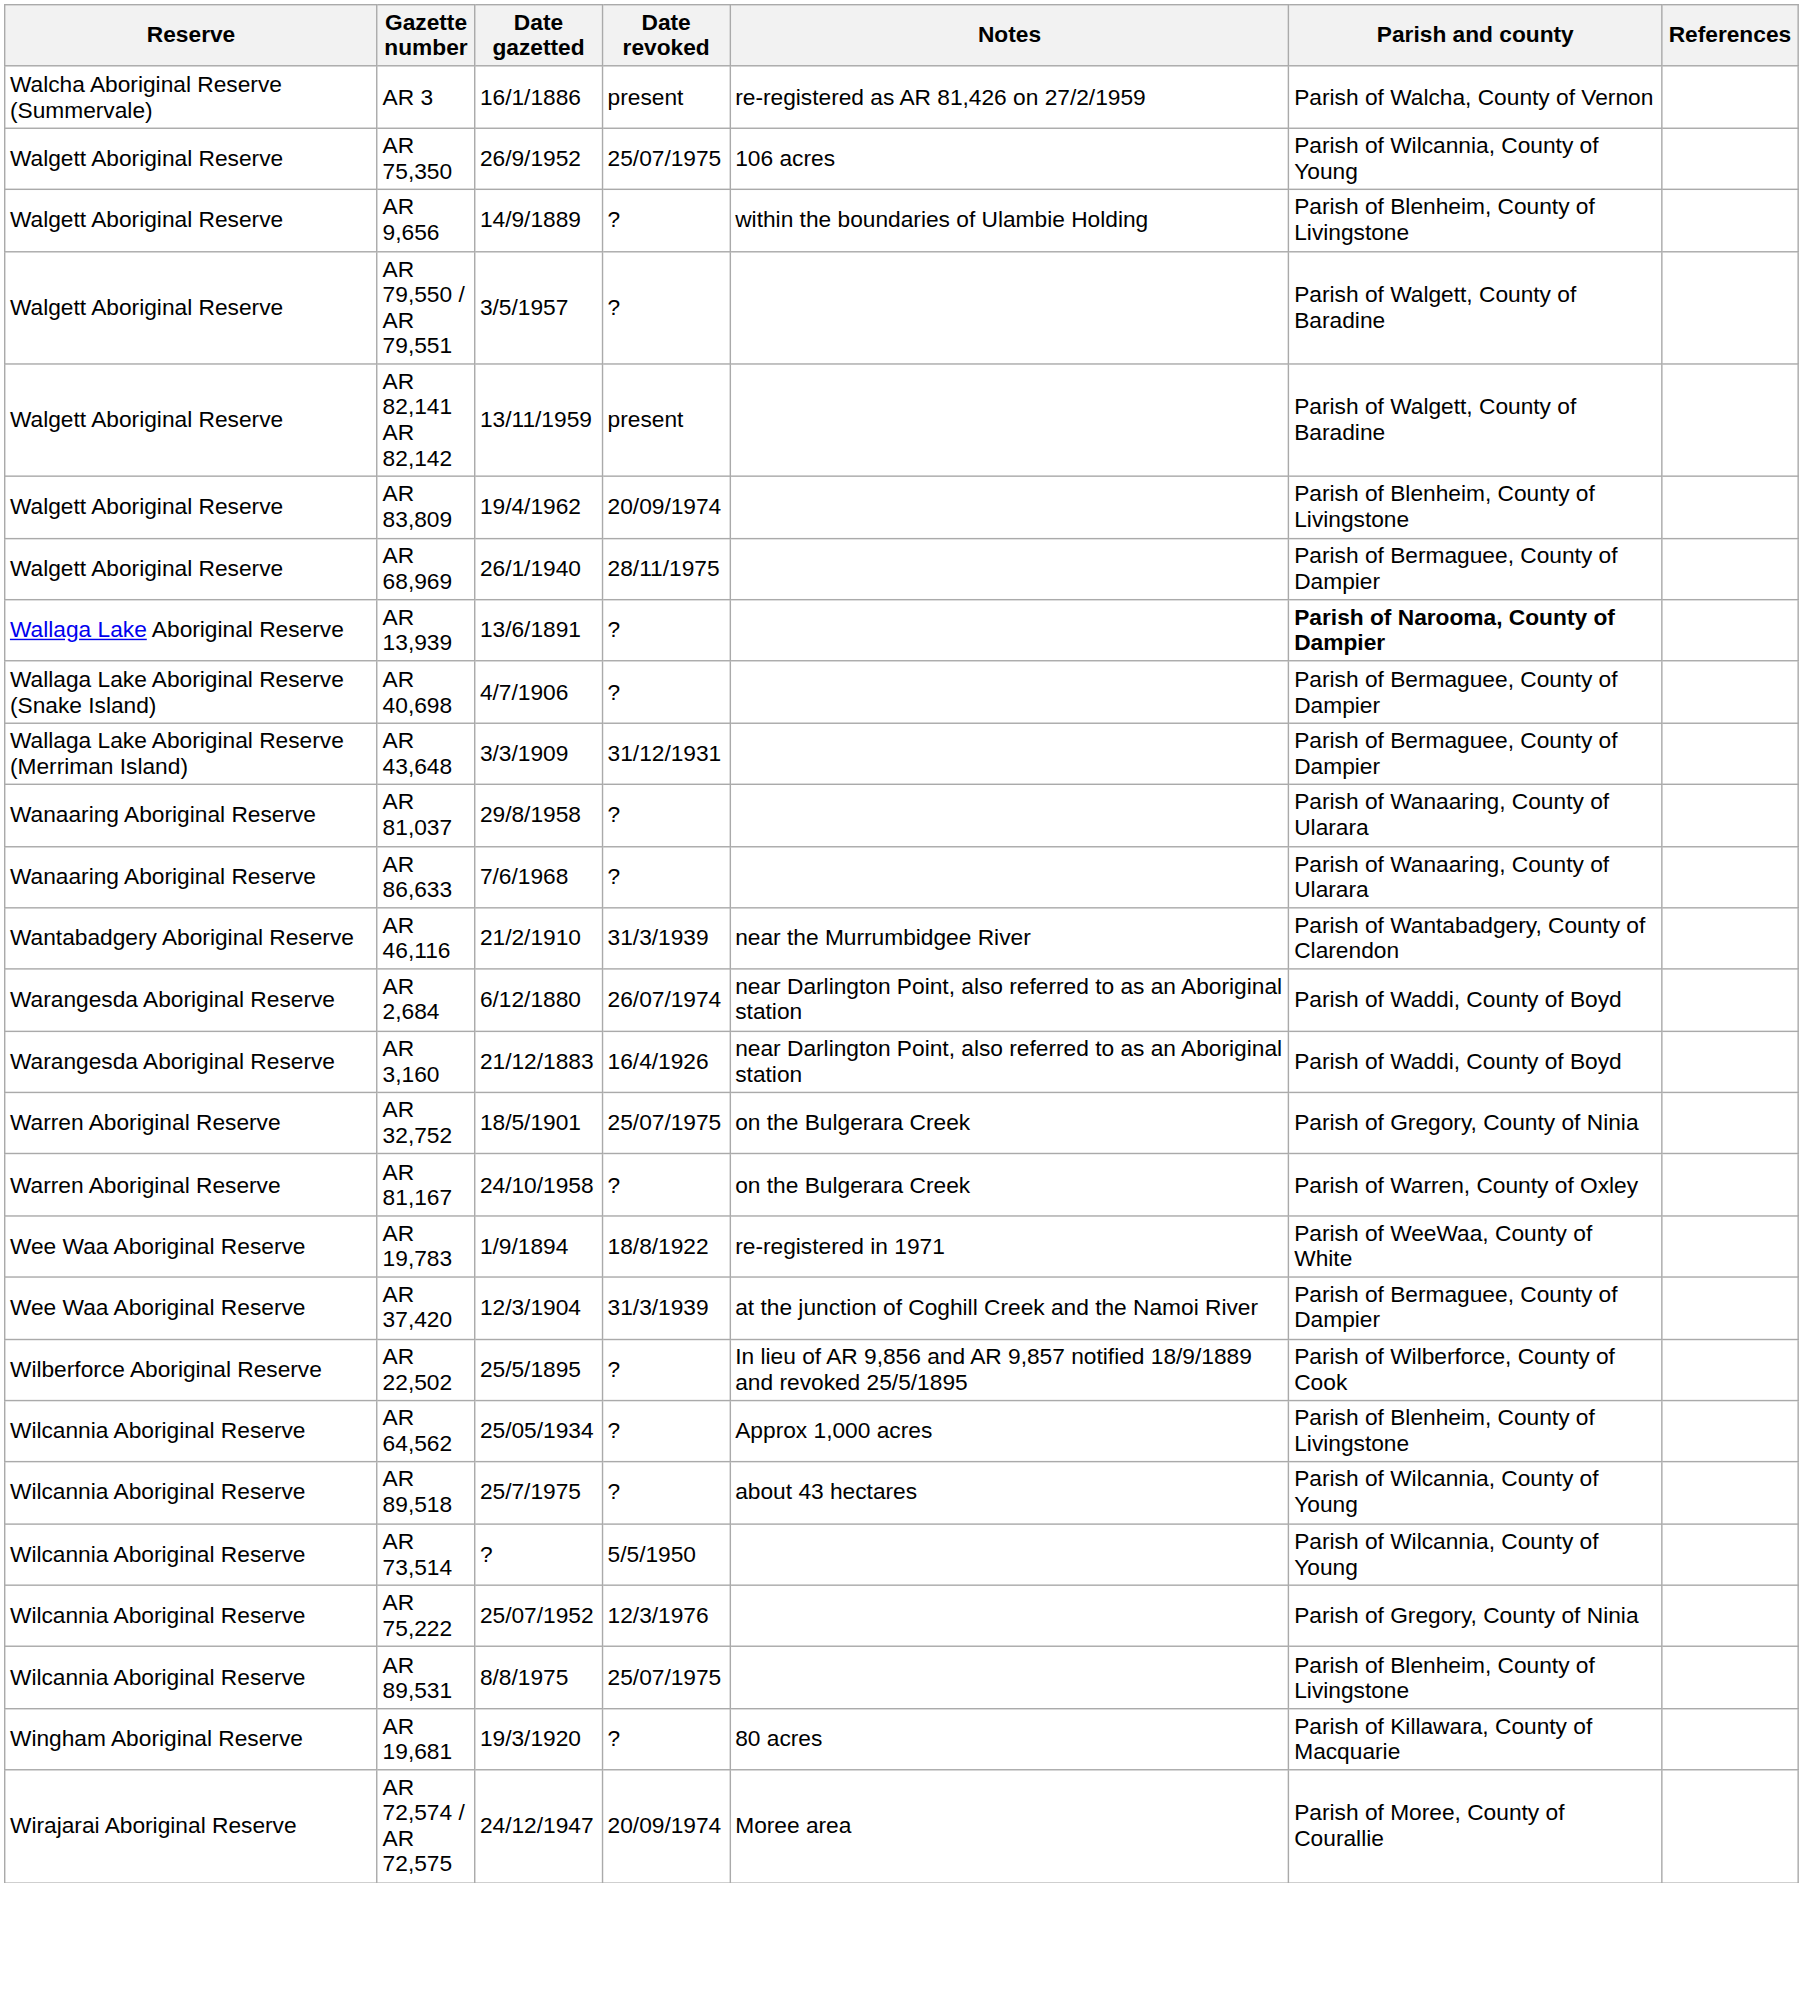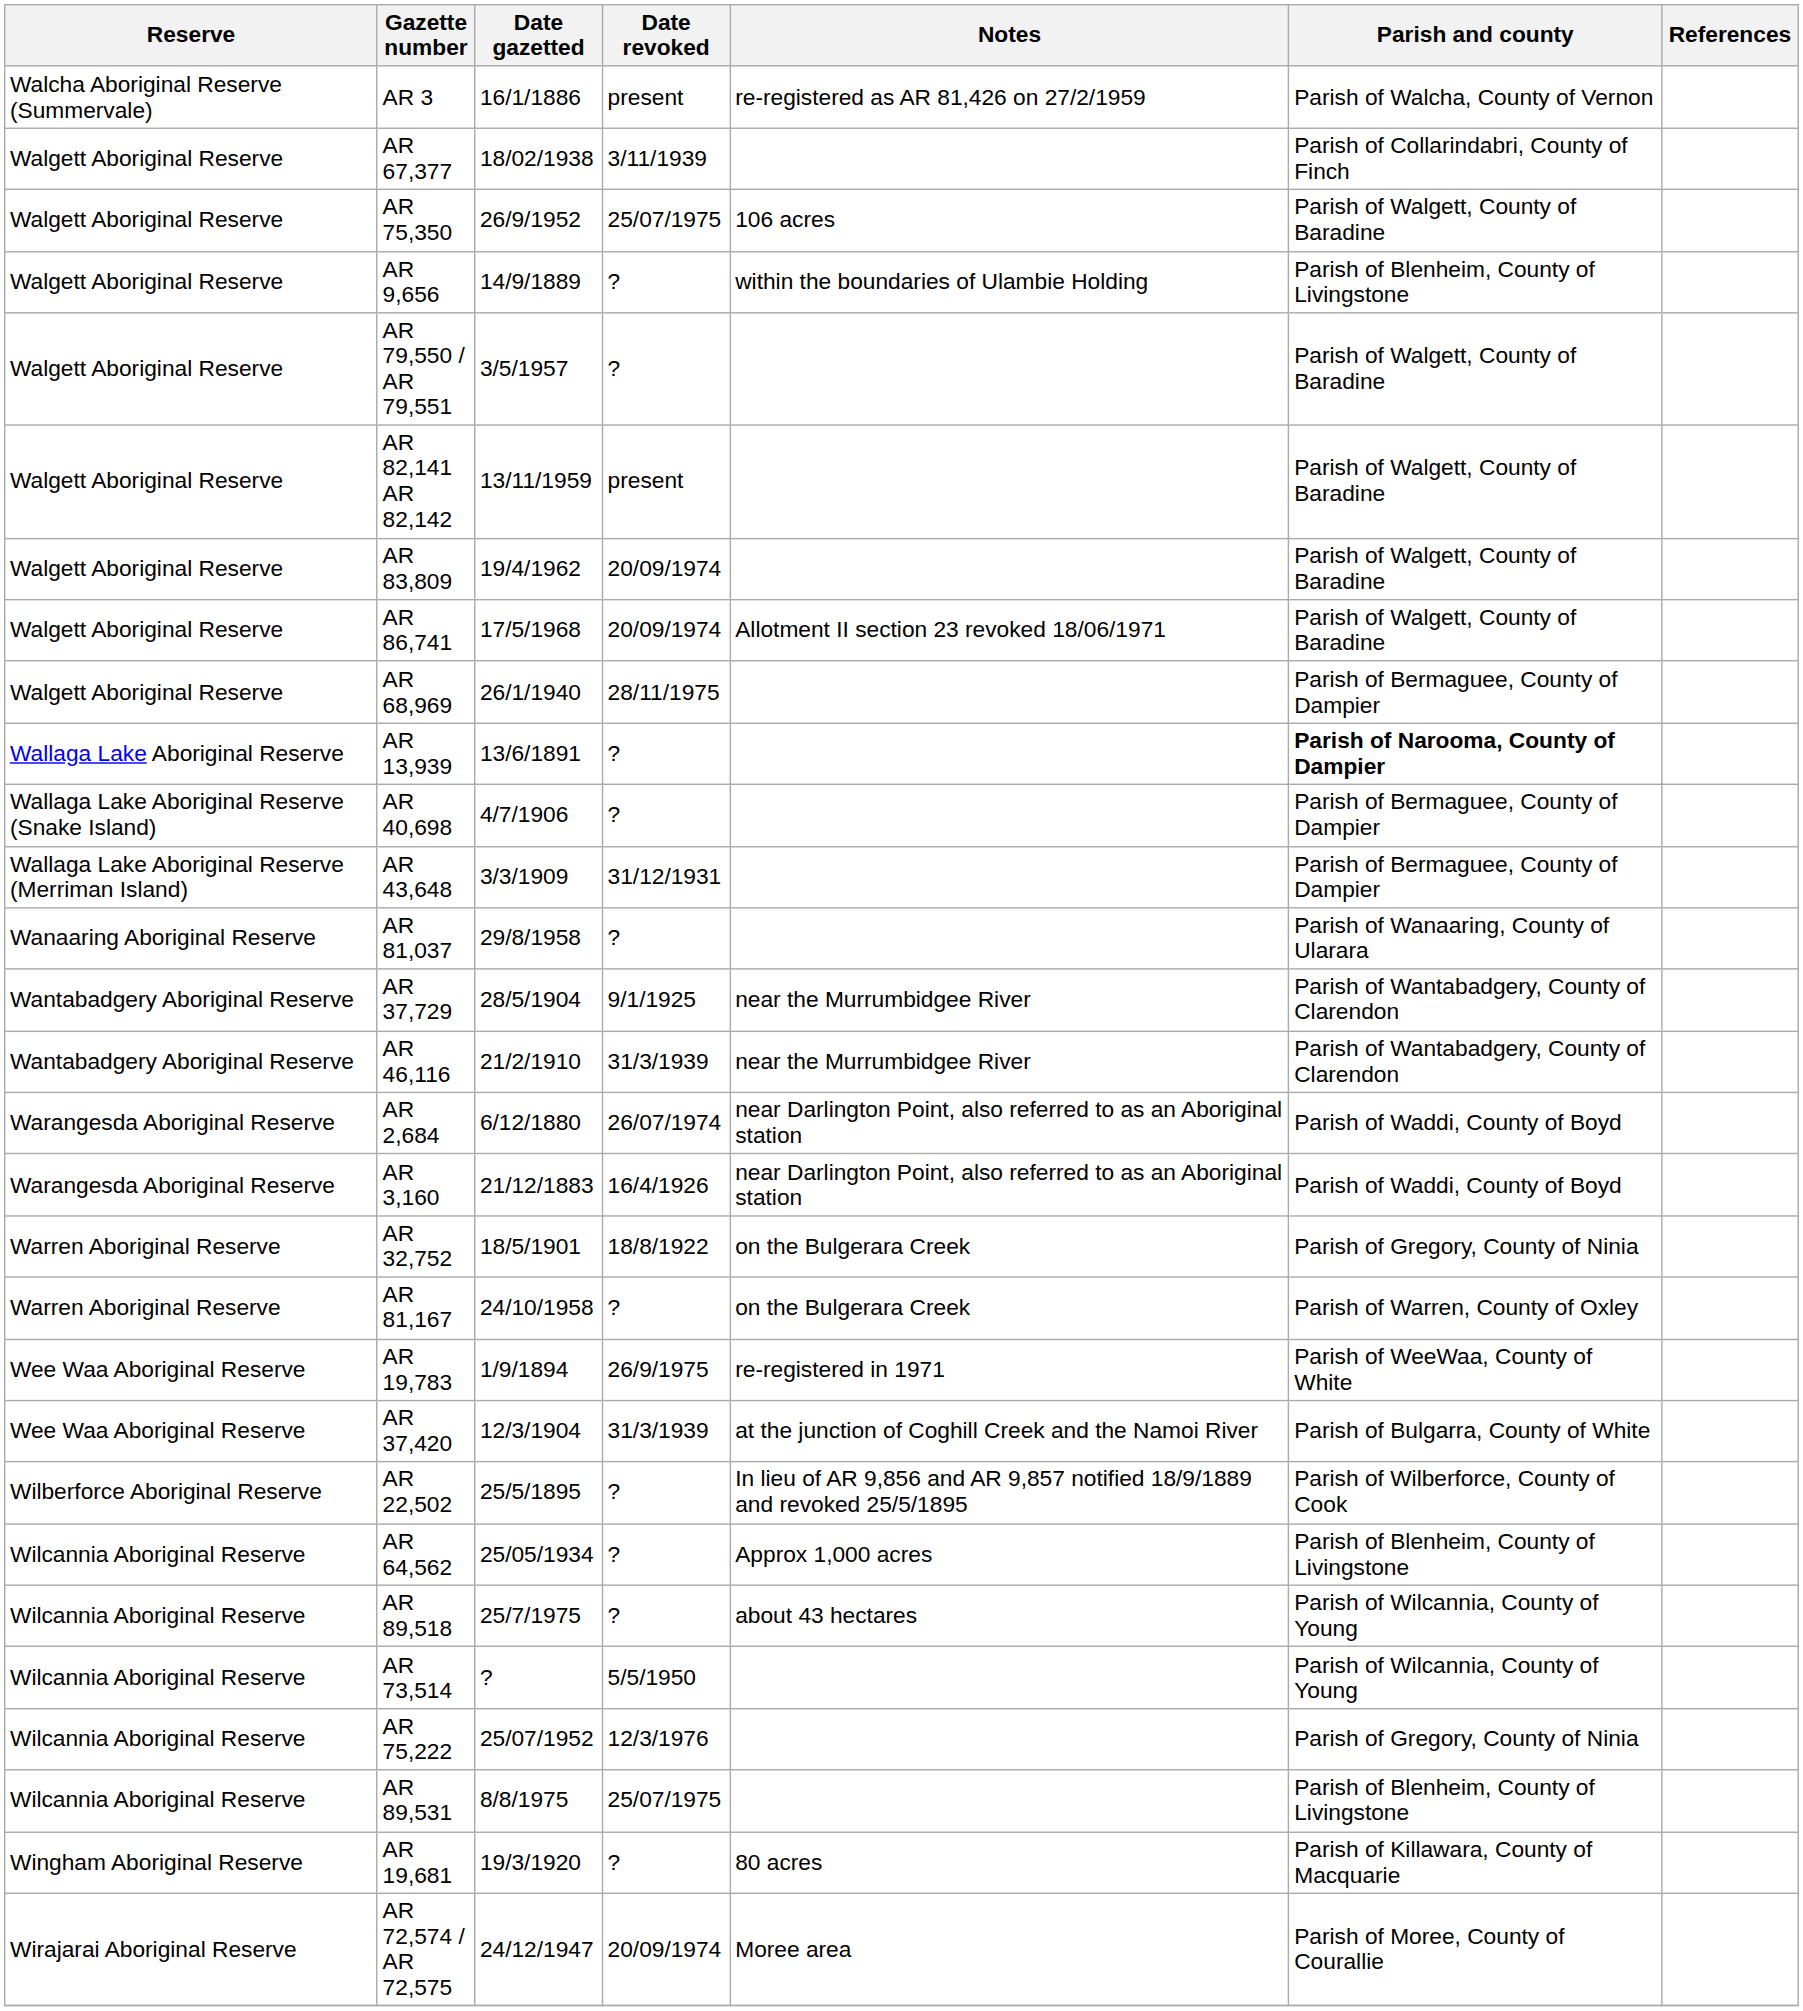+ row: (417, 158)
(1446, 158) Parish of Wilcannia, County of Young -> (1435, 220) Parish of Walgett, County of Baradine
(1444, 507) Parish of Blenheim, County of Livingstone -> (1435, 568) Parish of Walgett, County of Baradine
+ row: (417, 630)
- row: (417, 876)
+ row: (417, 999)
(664, 1123) 25/07/1975 -> (658, 1246) 18/8/1922
(658, 1246) 18/8/1922 -> (658, 1369) 26/9/1975
(1456, 1307) Parish of Bermaguee, County of Dampier -> (1472, 1430) Parish of Bulgarra, County of White
